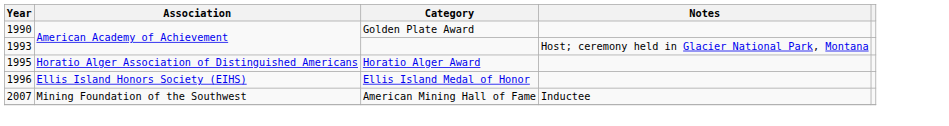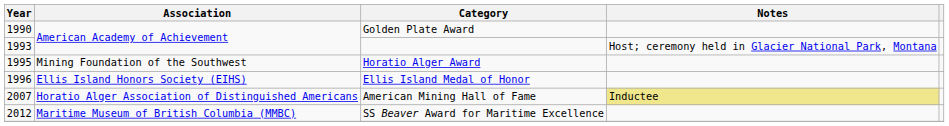(197, 63) Horatio Alger Association of Distinguished Americans -> (142, 63) Mining Foundation of the Southwest
(142, 96) Mining Foundation of the Southwest -> (197, 96) Horatio Alger Association of Distinguished Americans
(566, 96) no background -> (634, 96) khaki background
+ row: (19, 113)
